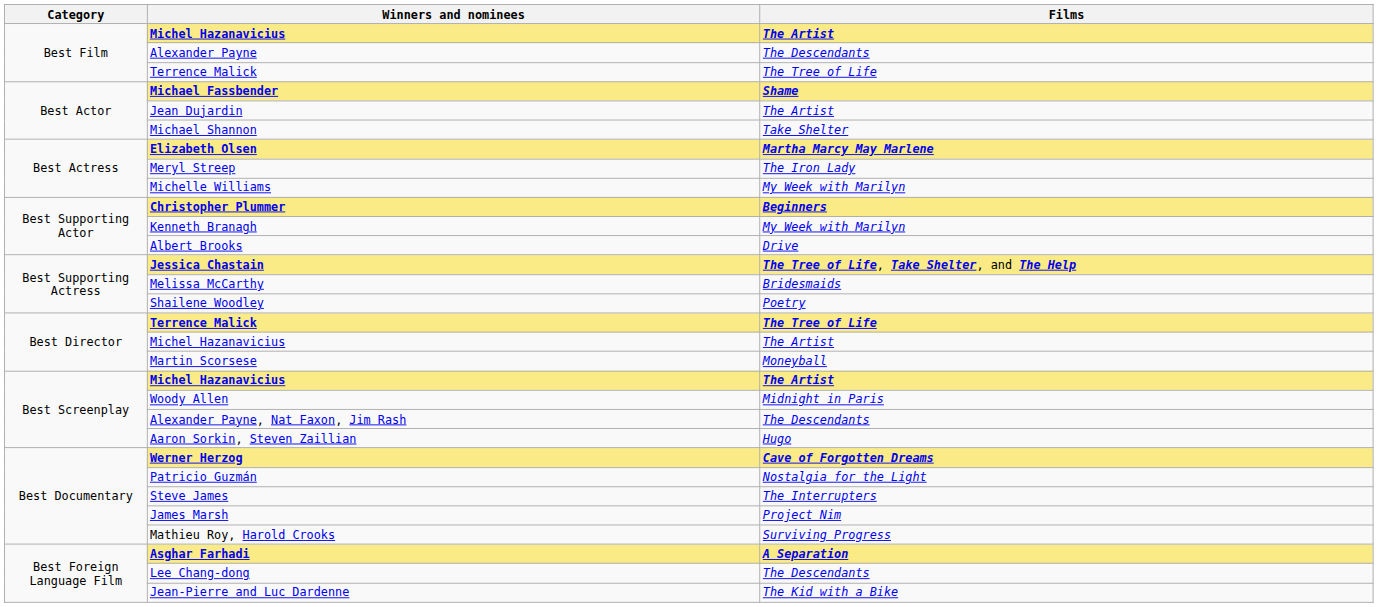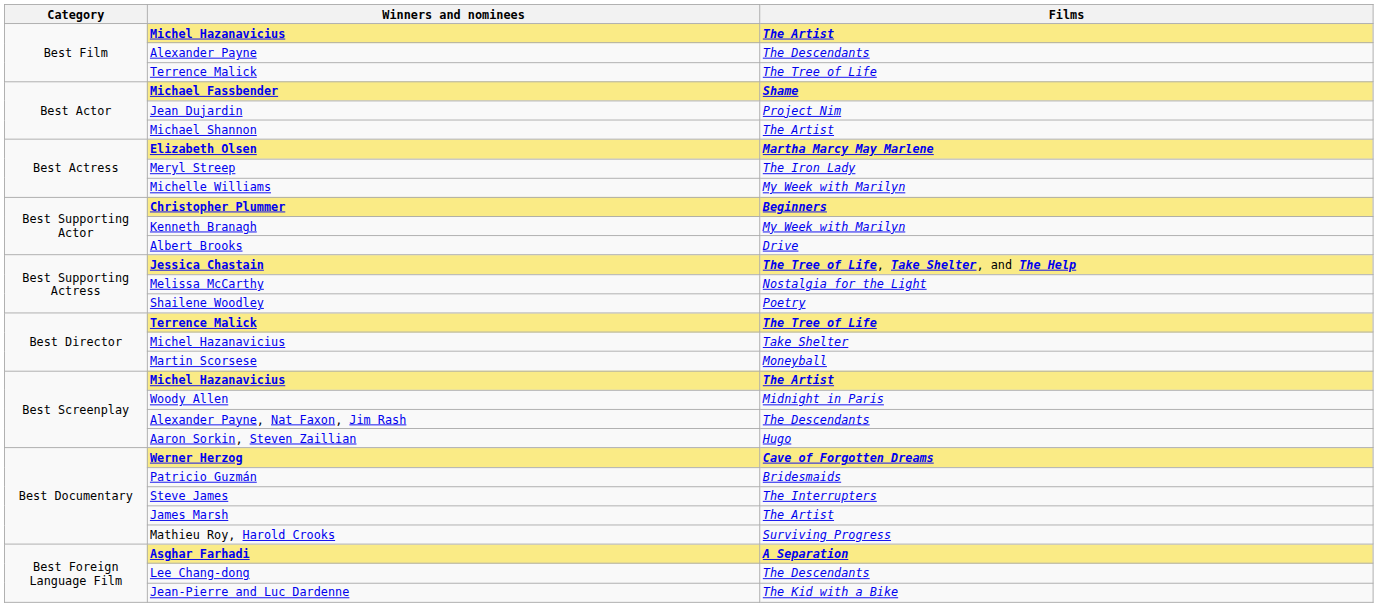(798, 110) The Artist -> (802, 110) Project Nim
(806, 130) Take Shelter -> (798, 130) The Artist
(802, 284) Bridesmaids -> (845, 284) Nostalgia for the Light
(798, 342) The Artist -> (806, 342) Take Shelter
(845, 477) Nostalgia for the Light -> (802, 477) Bridesmaids
(802, 515) Project Nim -> (798, 515) The Artist
